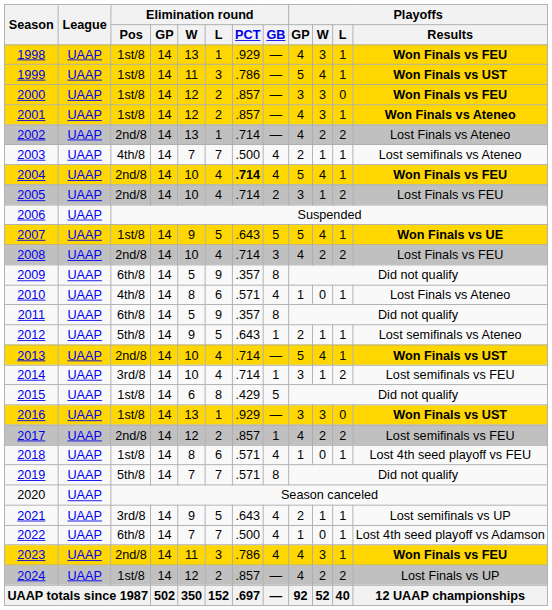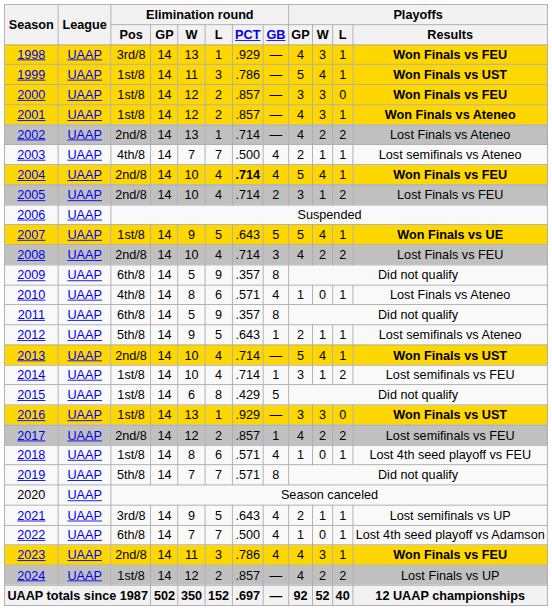(131, 55) 1st/8 -> (131, 55) 3rd/8
(131, 375) 3rd/8 -> (131, 375) 1st/8
